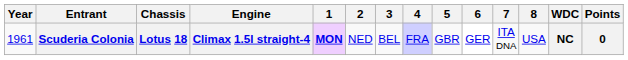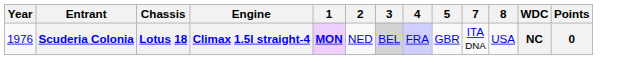- column: (478, 14)
(20, 39) 1961 -> (20, 39) 1976
(389, 39) no background -> (389, 39) lightgrey background
